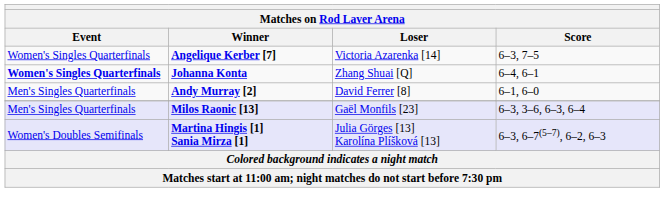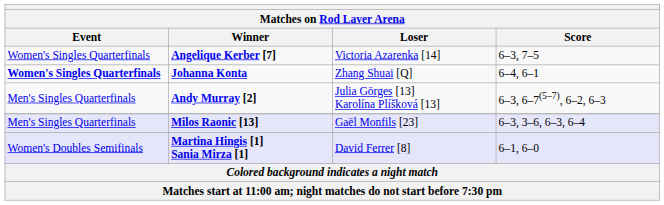(373, 92) David Ferrer [8] -> (387, 98) Julia Görges [13] Karolína Plíšková [13]
(519, 92) 6–1, 6–0 -> (552, 98) 6–3, 6–7(5–7), 6–2, 6–3
(387, 135) Julia Görges [13] Karolína Plíšková [13] -> (373, 148) David Ferrer [8]
(552, 135) 6–3, 6–7(5–7), 6–2, 6–3 -> (519, 148) 6–1, 6–0
